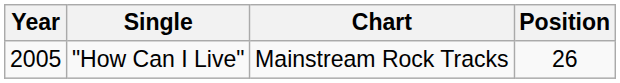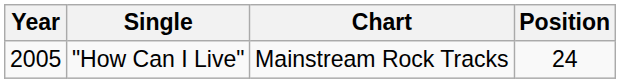(565, 59) 26 -> (565, 59) 24
